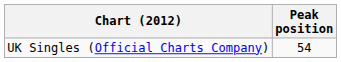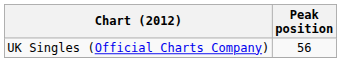(304, 48) 54 -> (304, 48) 56
